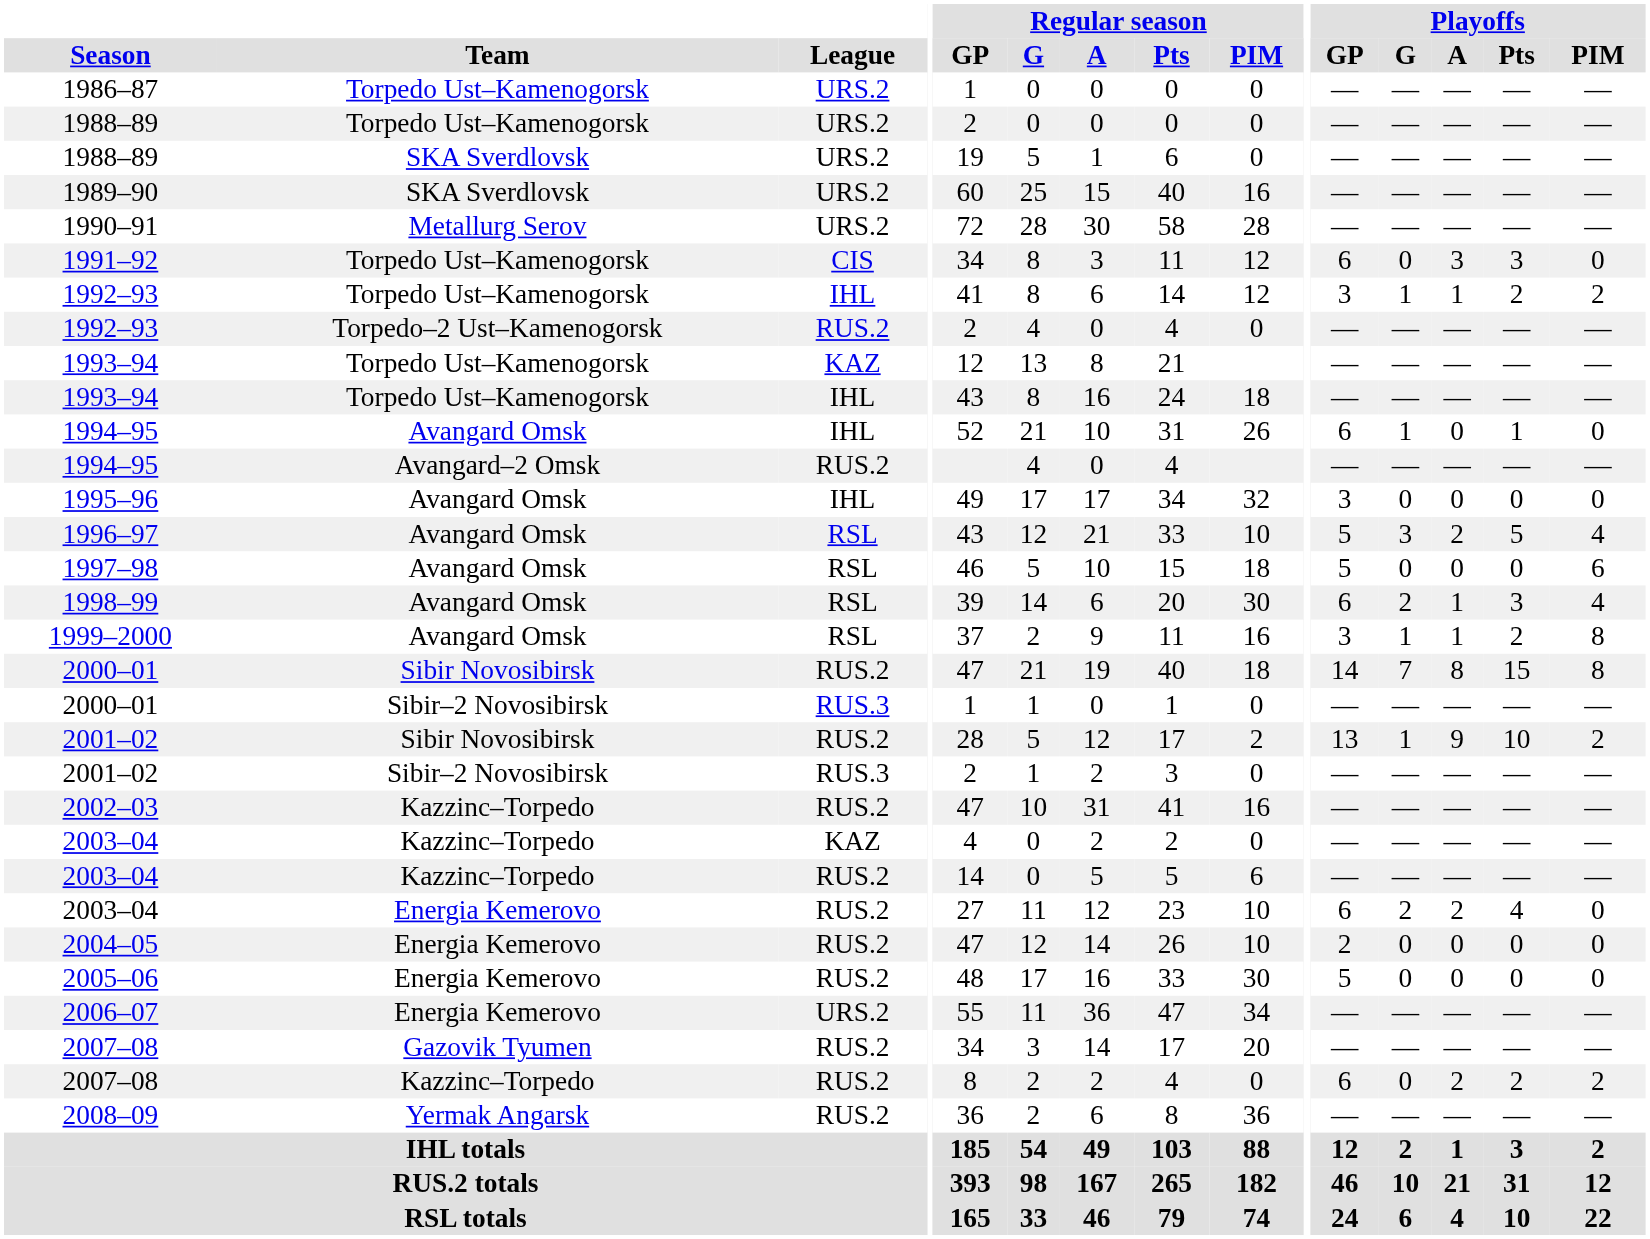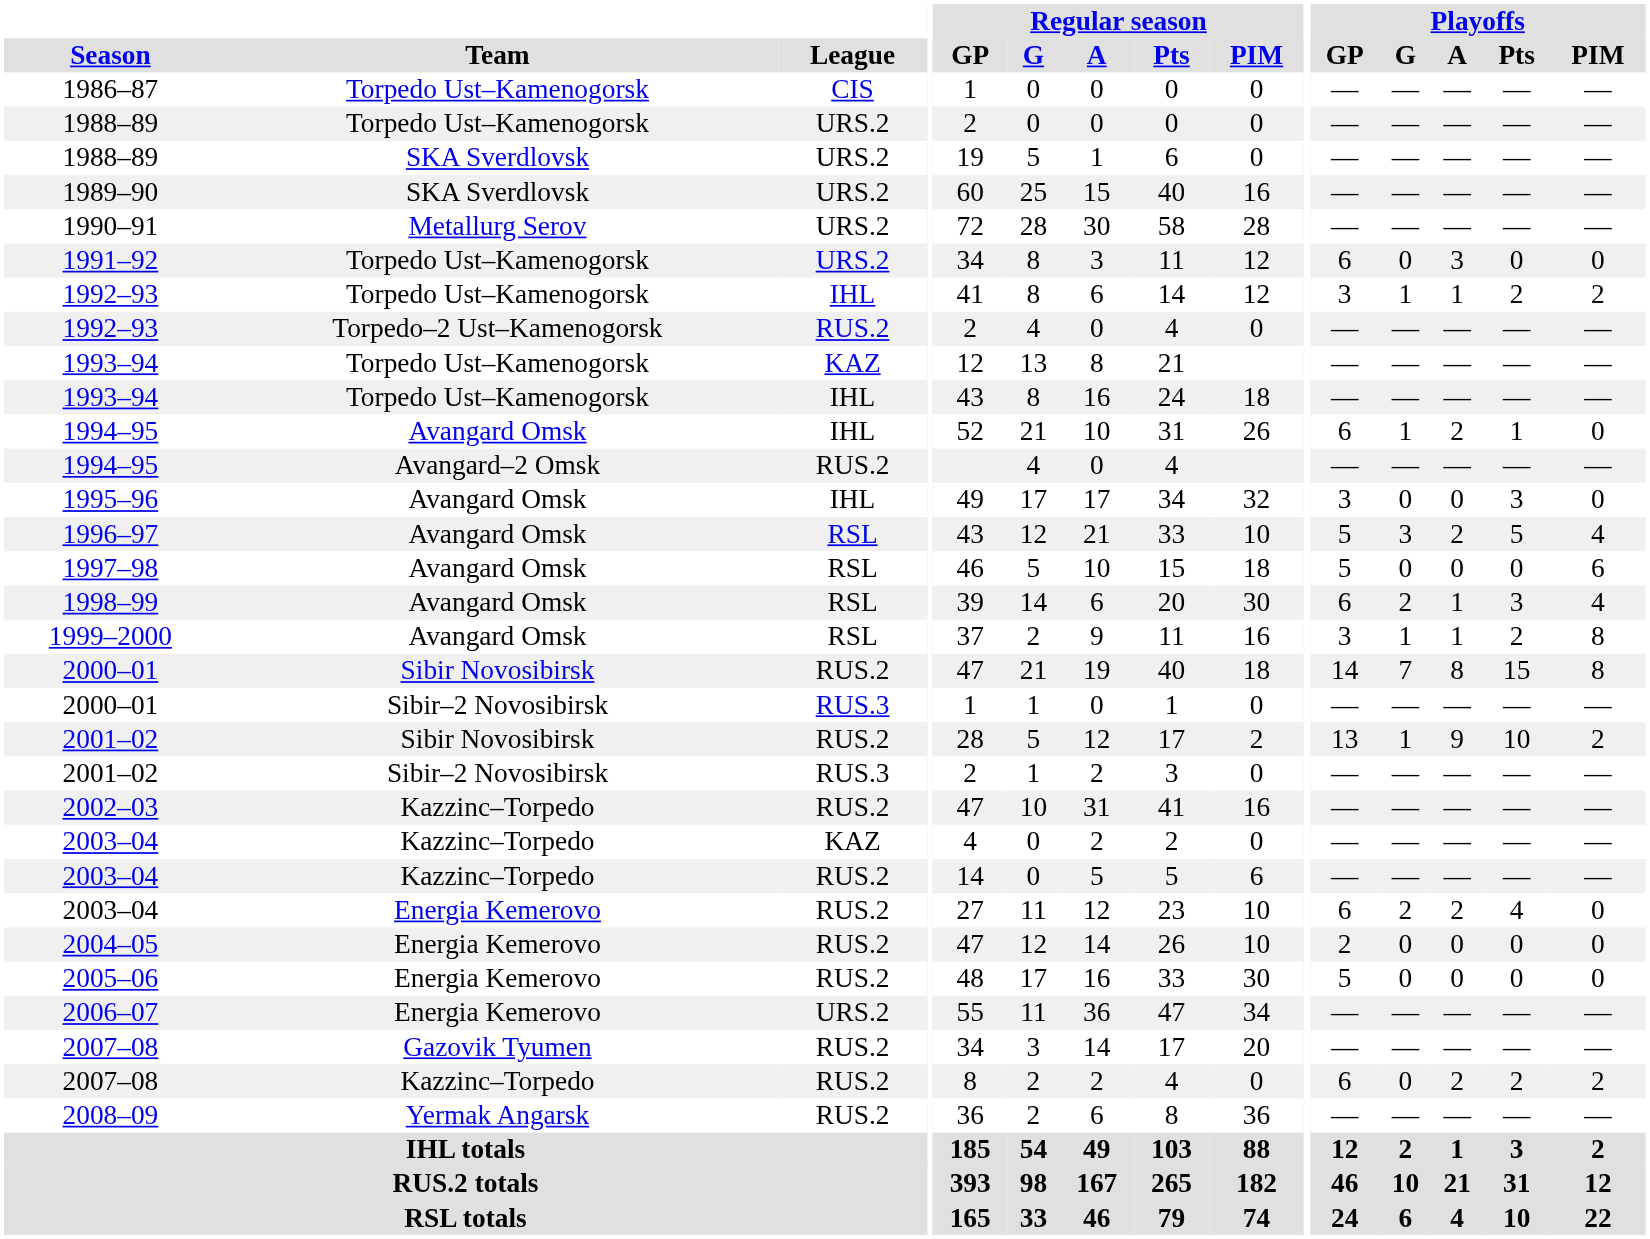(853, 89) URS.2 -> (853, 89) CIS
(853, 260) CIS -> (853, 260) URS.2
(1517, 260) 3 -> (1517, 260) 0
(1457, 431) 0 -> (1457, 431) 2
(1517, 499) 0 -> (1517, 499) 3
